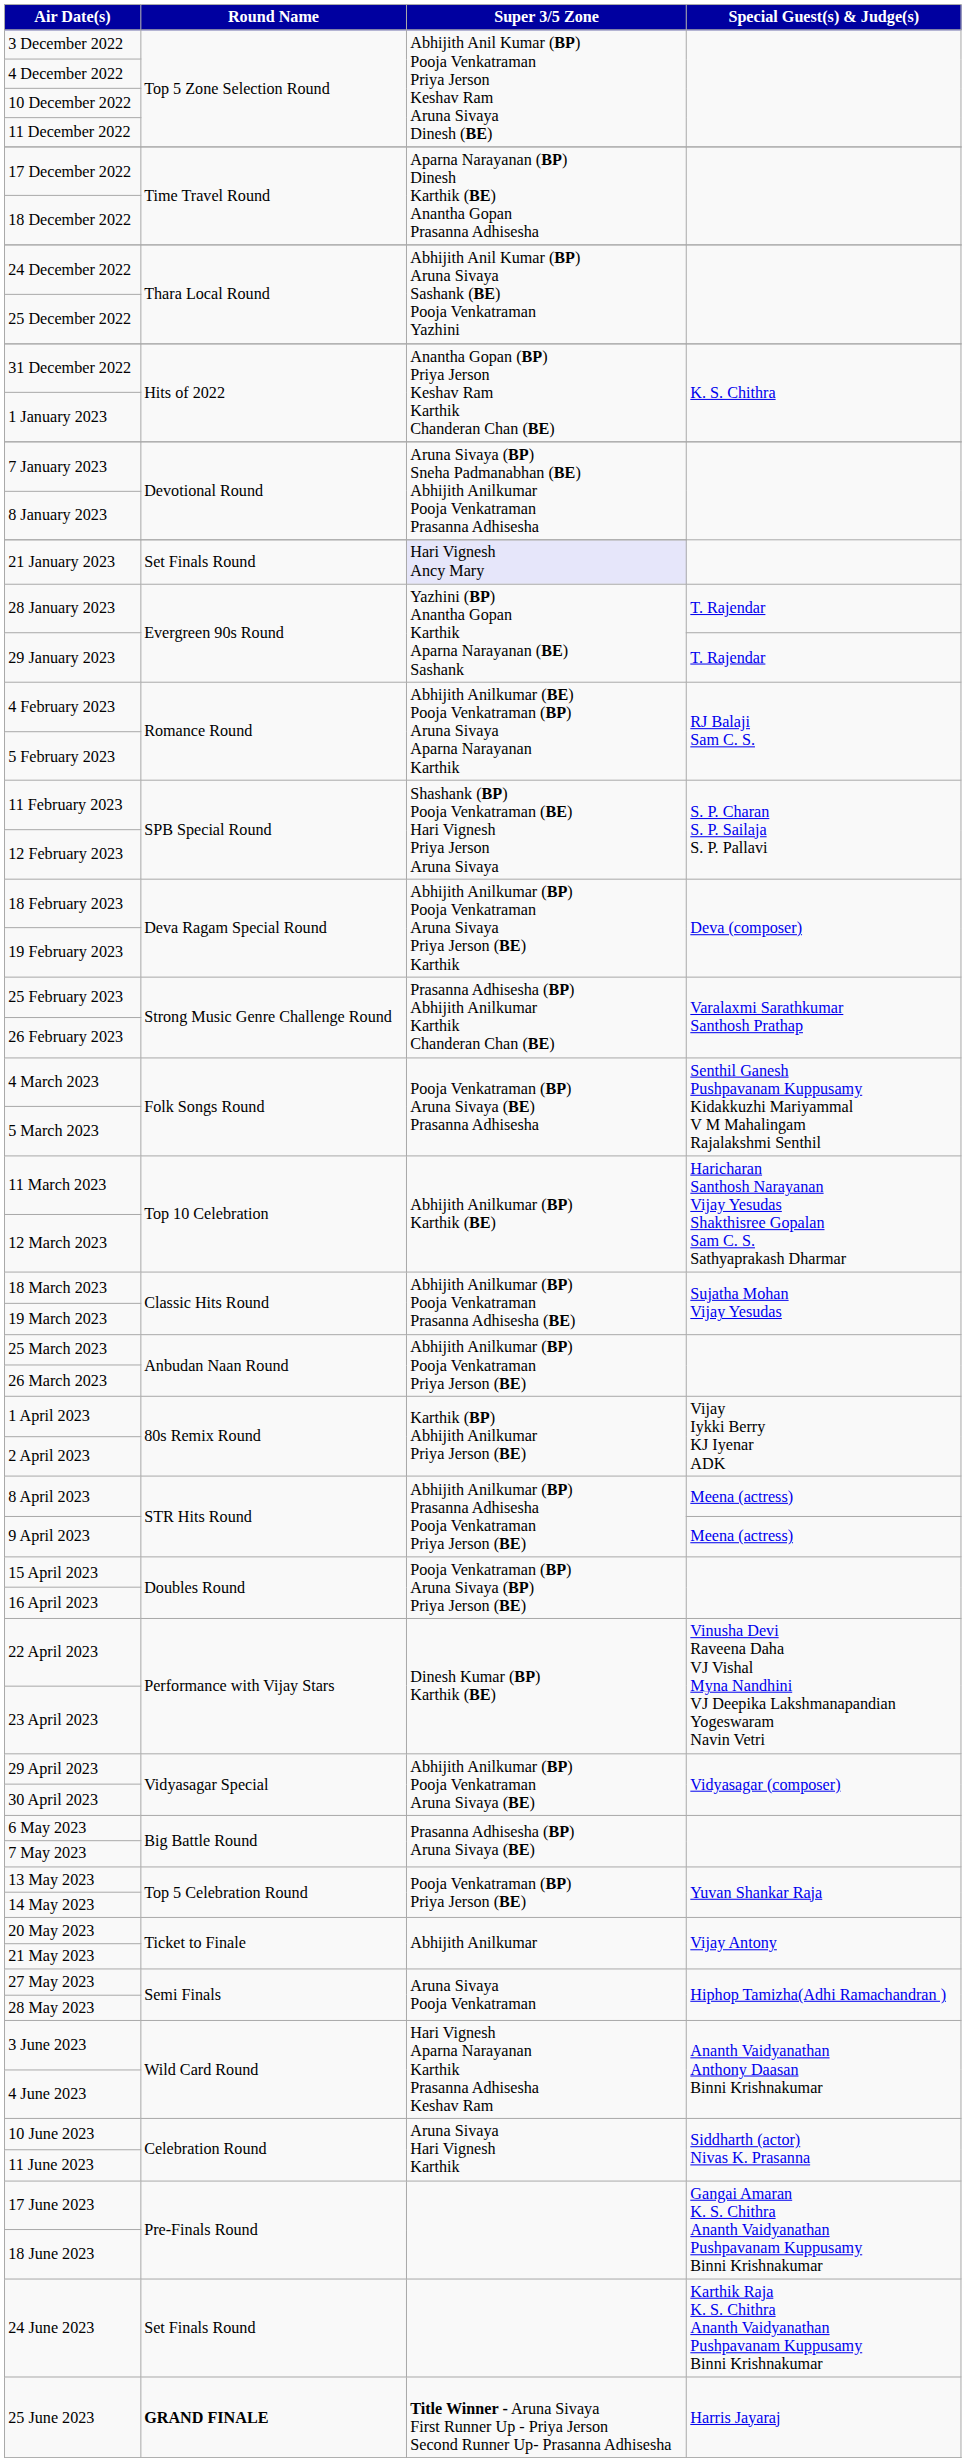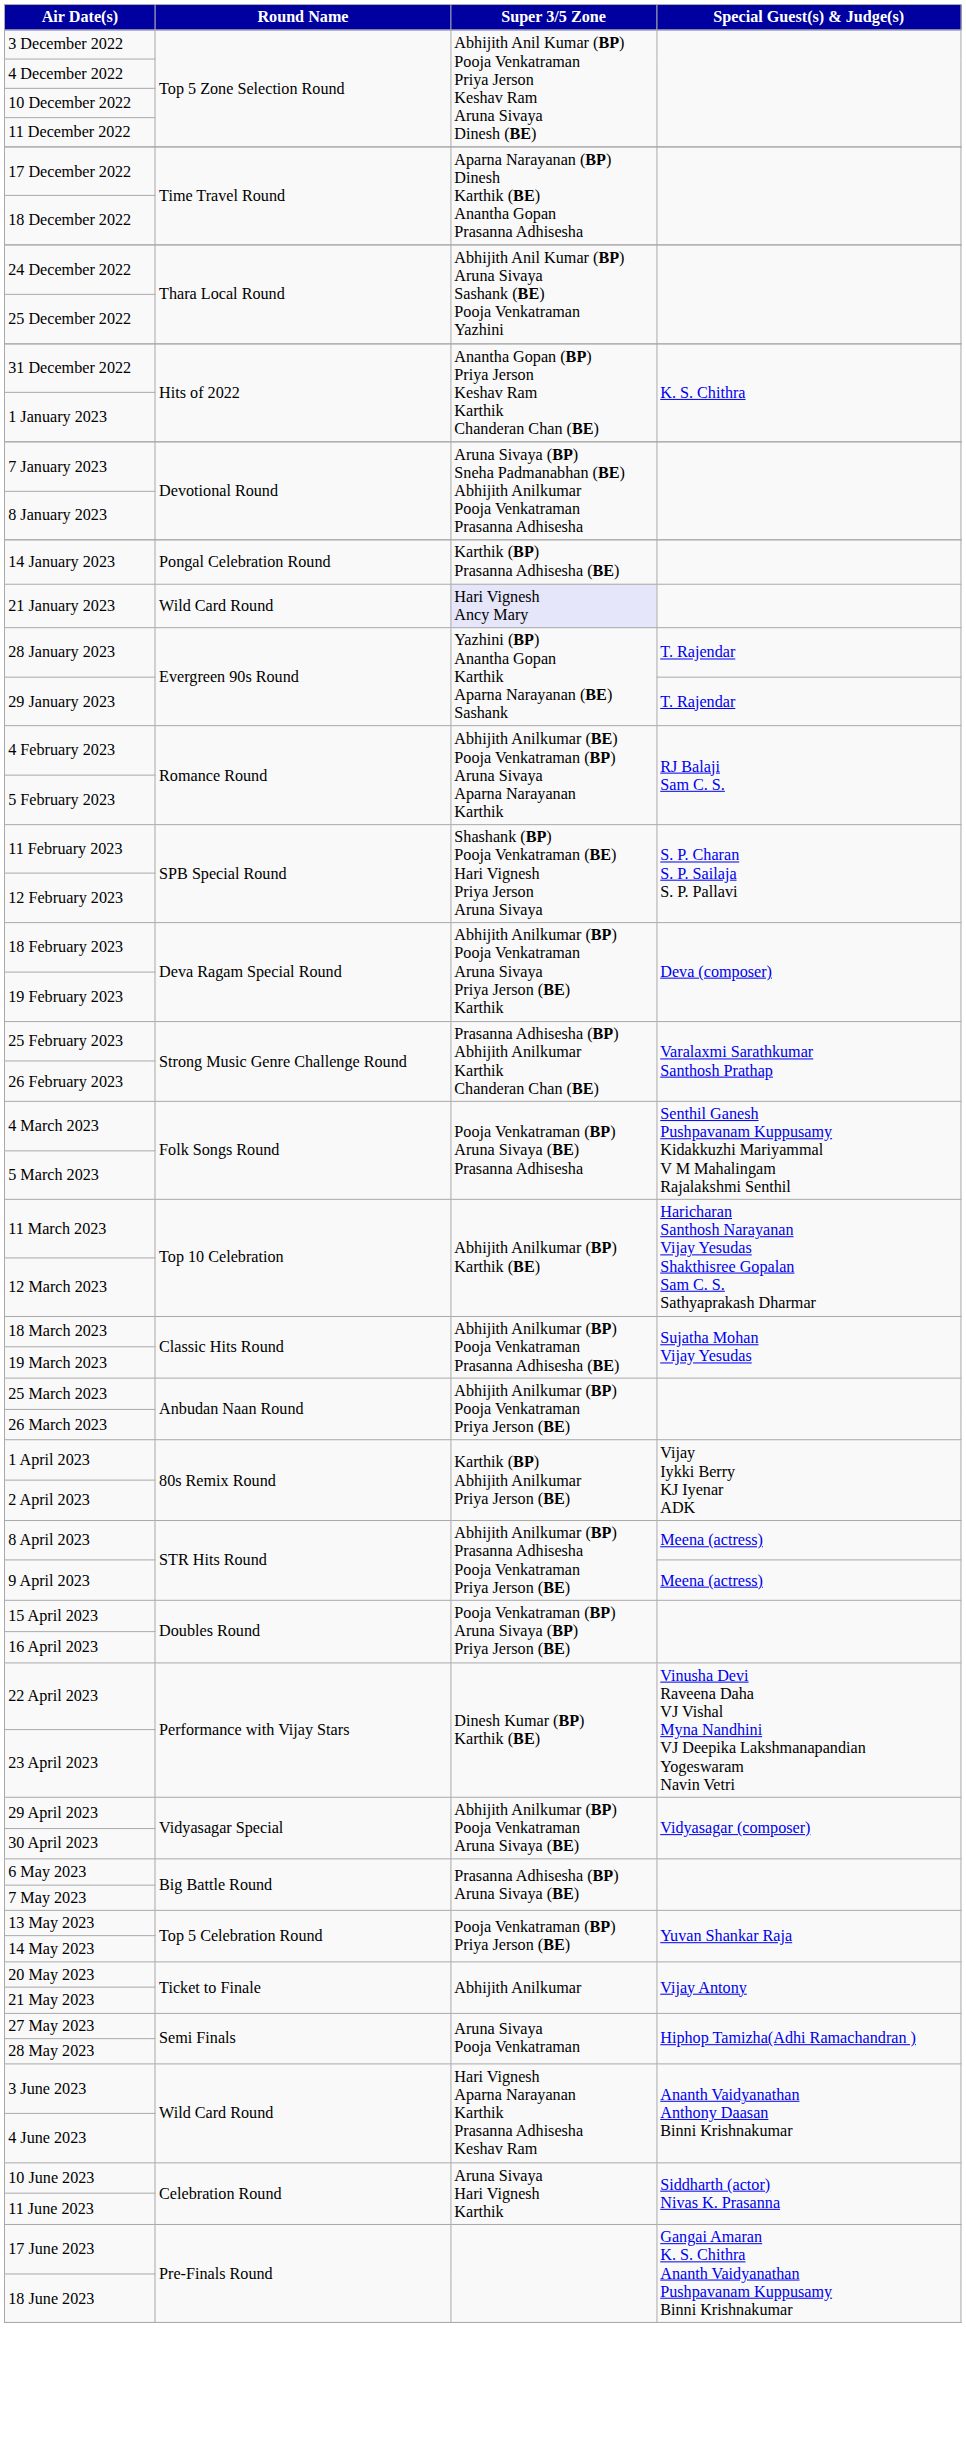+ row: (62, 561)
(200, 561) Set Finals Round -> (216, 605) Wild Card Round
- row: (51, 2328)
- row: (51, 2417)
